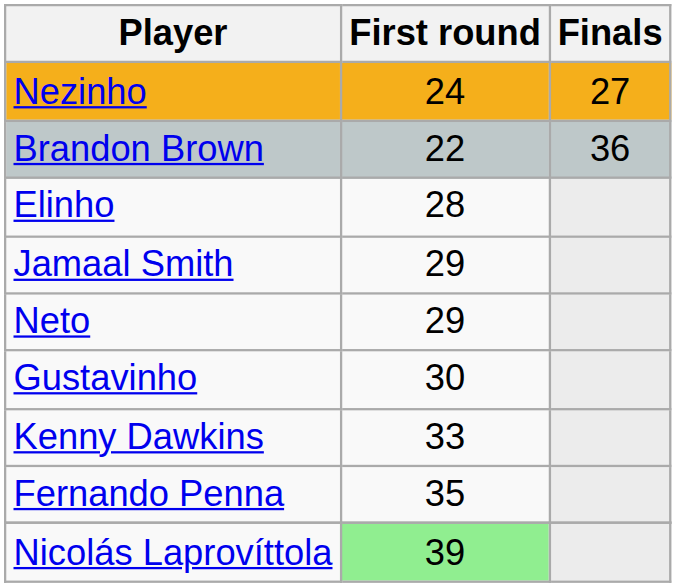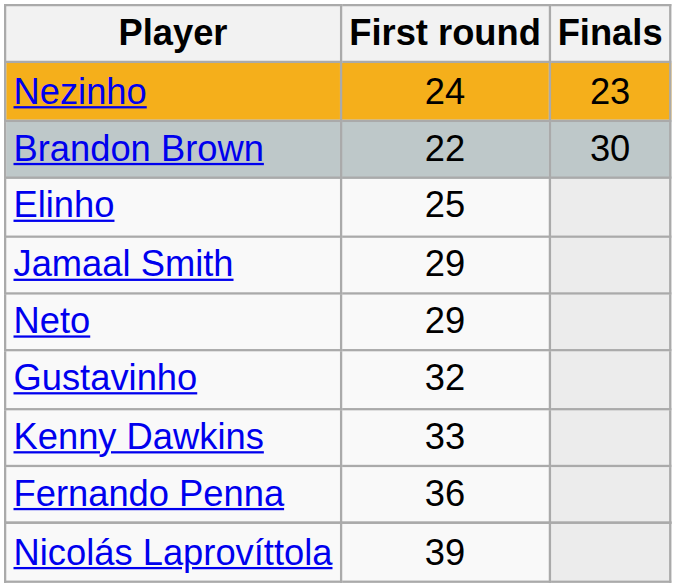(610, 90) 27 -> (610, 90) 23
(610, 148) 36 -> (610, 148) 30
(445, 206) 28 -> (445, 206) 25
(445, 378) 30 -> (445, 378) 32
(445, 494) 35 -> (445, 494) 36
(445, 551) lightgreen background -> (445, 551) no background
